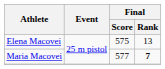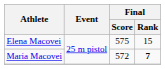(148, 42) 13 -> (148, 42) 15
(122, 57) 577 -> (122, 57) 572
